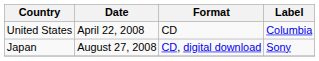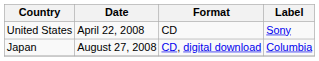(289, 30) Columbia -> (279, 30) Sony
(279, 47) Sony -> (289, 47) Columbia
